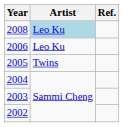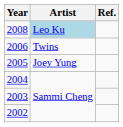(49, 46) Leo Ku -> (46, 46) Twins
(46, 63) Twins -> (55, 63) Joey Yung
